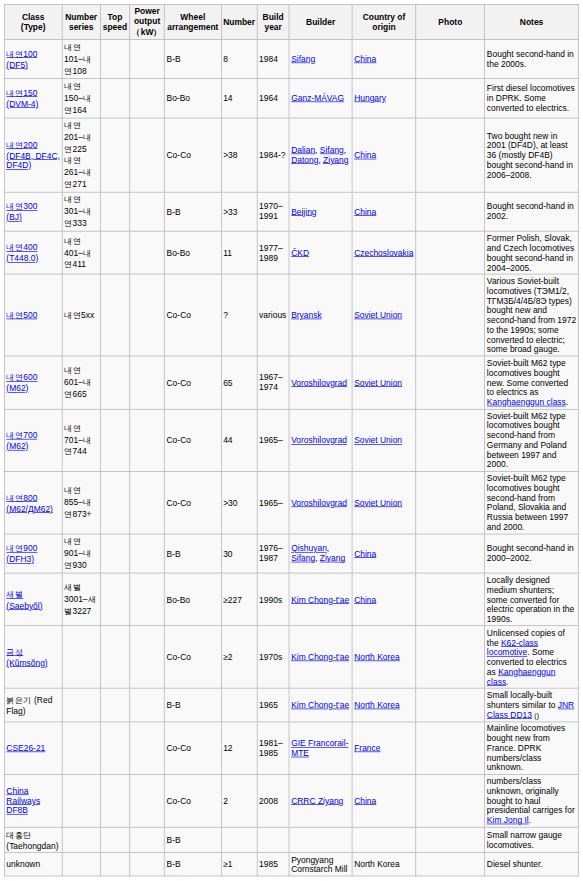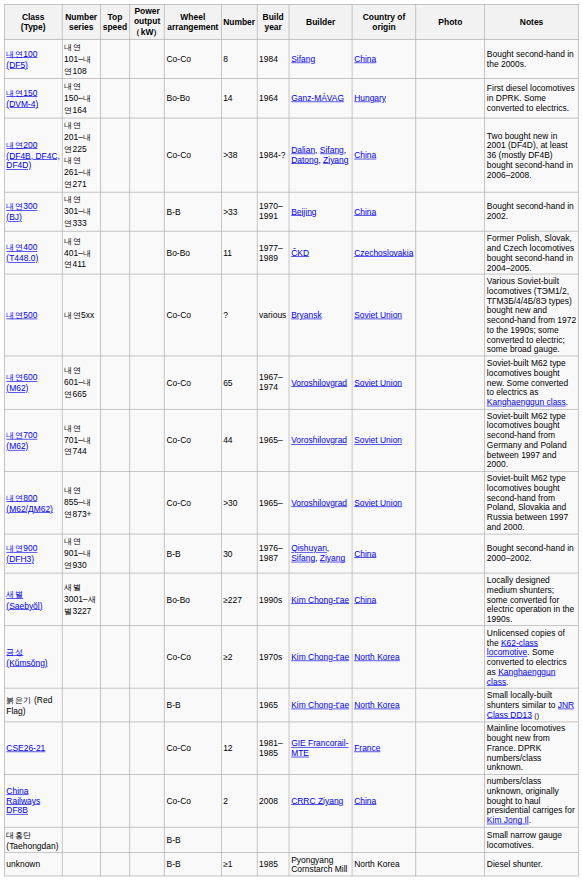(174, 59) B-B -> (179, 59) Co-Co
